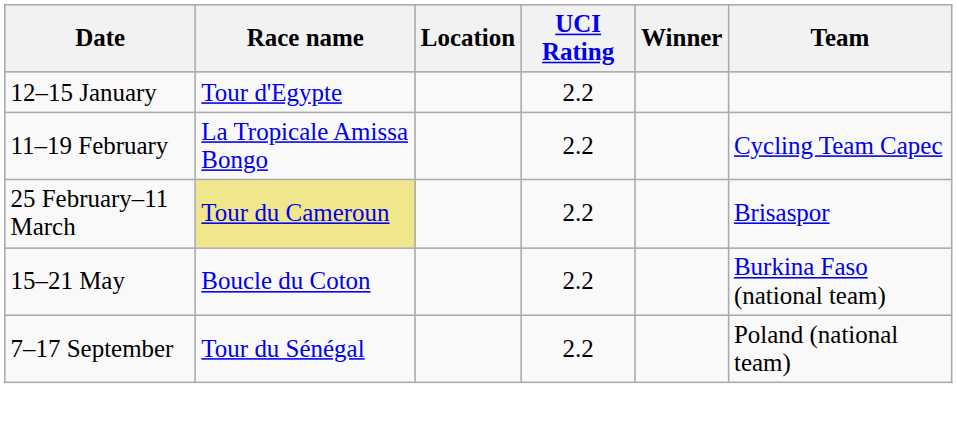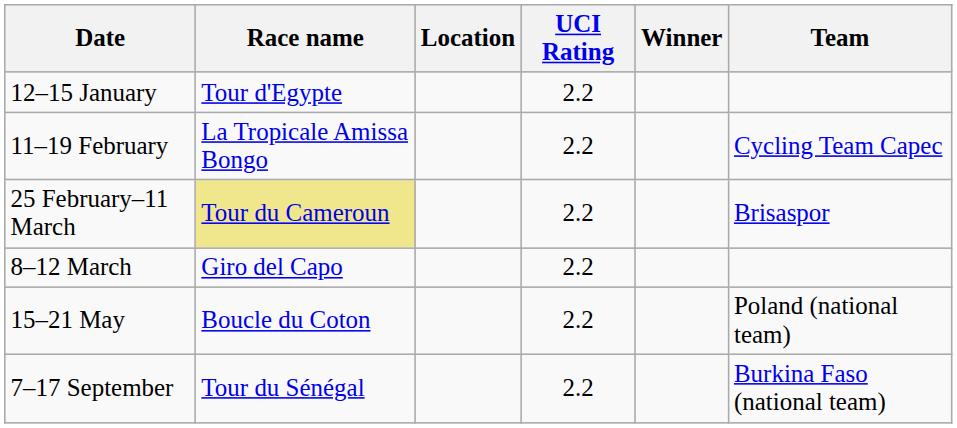+ row: (71, 266)
(810, 280) Burkina Faso (national team) -> (816, 320) Poland (national team)
(816, 348) Poland (national team) -> (810, 388) Burkina Faso (national team)
